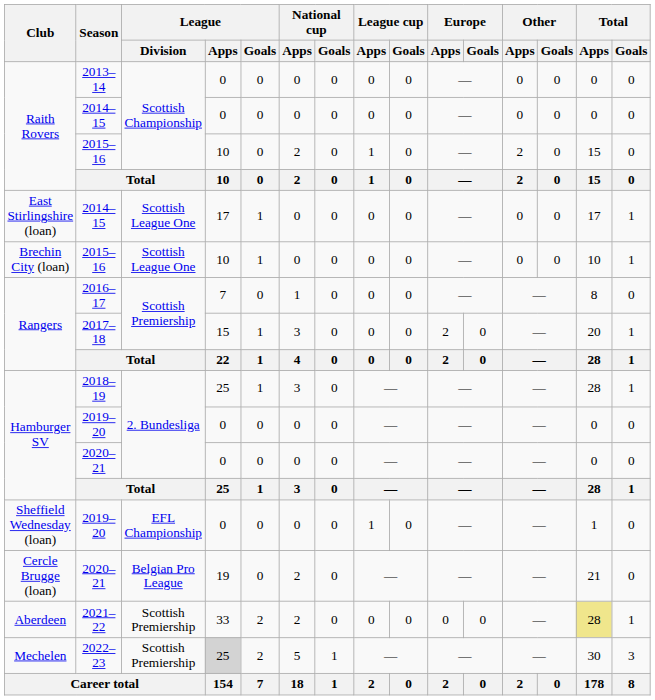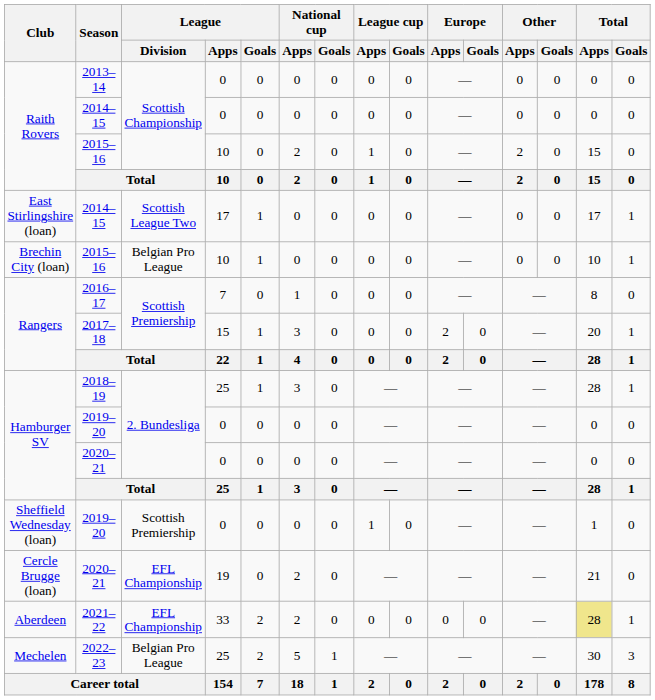(163, 216) Scottish League One -> (163, 216) Scottish League Two
(163, 259) Scottish League One -> (163, 259) Belgian Pro League
(163, 525) EFL Championship -> (163, 525) Scottish Premiership
(163, 576) Belgian Pro League -> (163, 576) EFL Championship
(163, 619) Scottish Premiership -> (163, 619) EFL Championship
(163, 655) Scottish Premiership -> (163, 655) Belgian Pro League
(223, 655) lightgrey background -> (223, 655) no background
